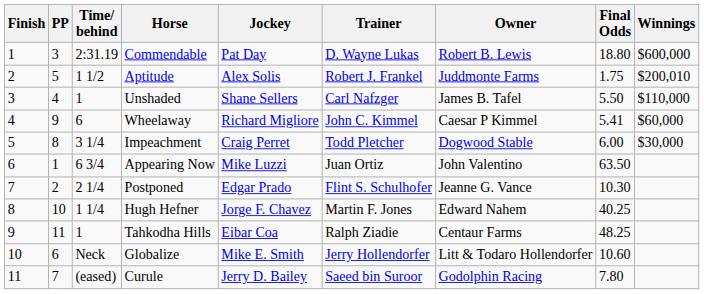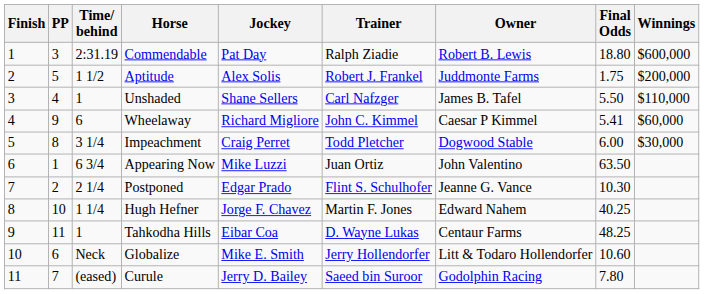(372, 53) D. Wayne Lukas -> (362, 53) Ralph Ziadie
(664, 76) $200,010 -> (664, 76) $200,000
(362, 232) Ralph Ziadie -> (372, 232) D. Wayne Lukas
